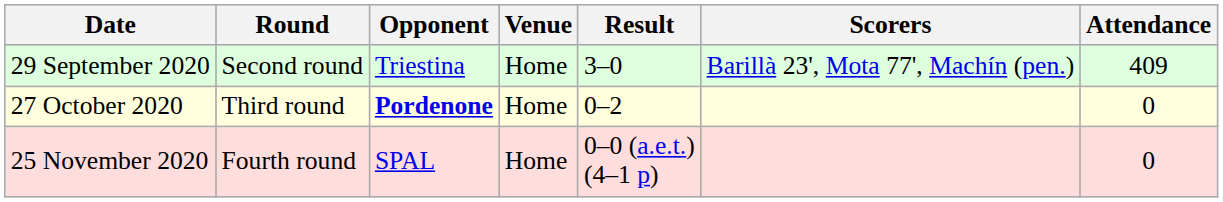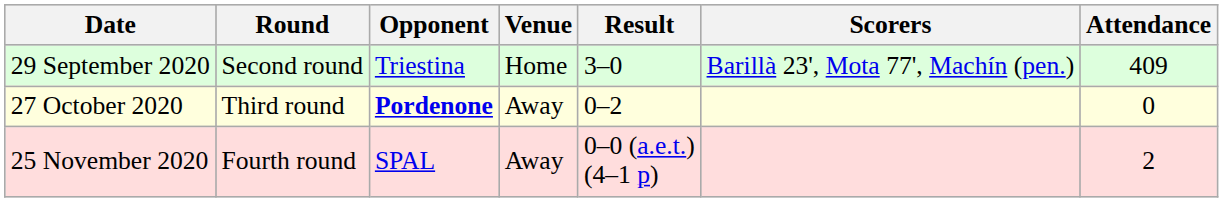(536, 106) Home -> (534, 106) Away
(536, 161) Home -> (534, 161) Away
(1149, 161) 0 -> (1149, 161) 2
